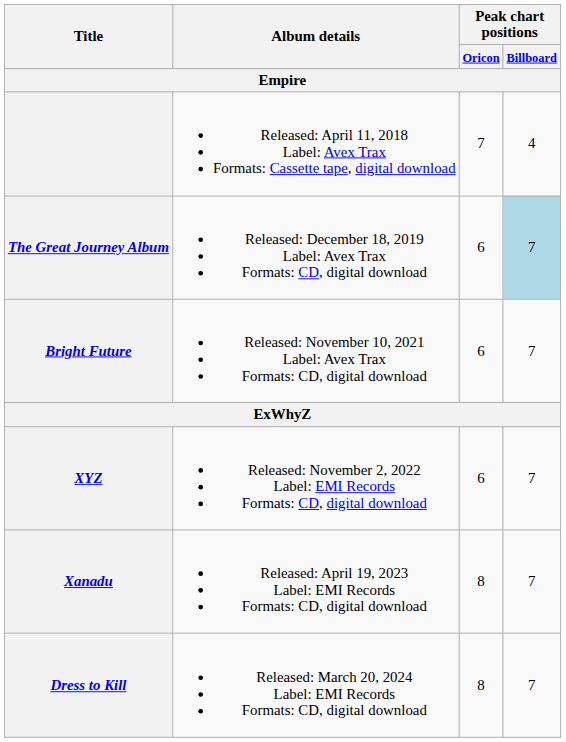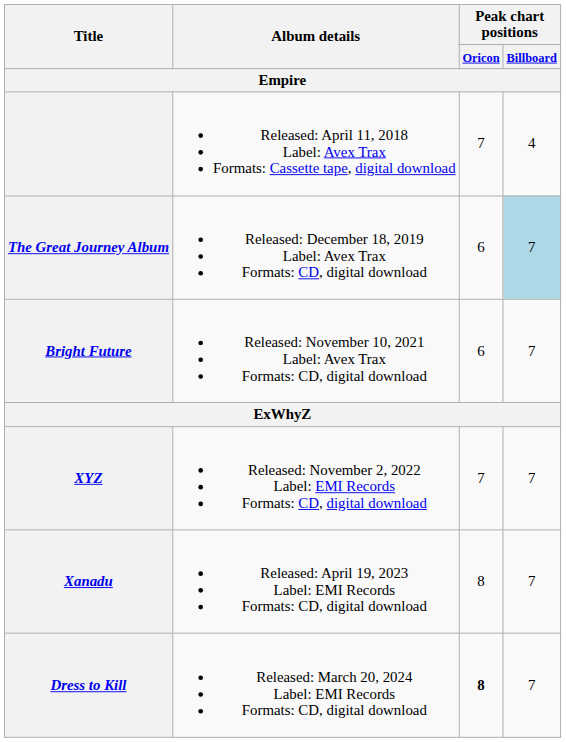(481, 478) 6 -> (481, 478) 7
(481, 685) normal -> (481, 685) bold
